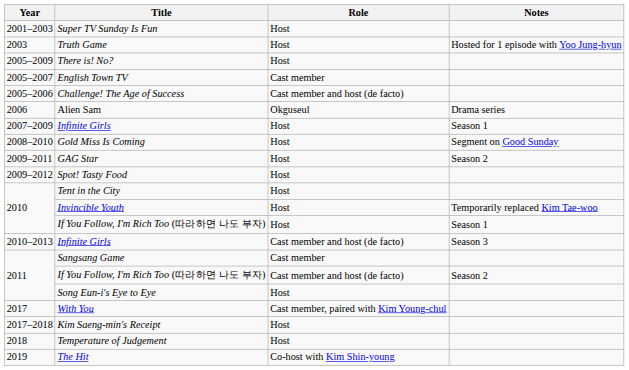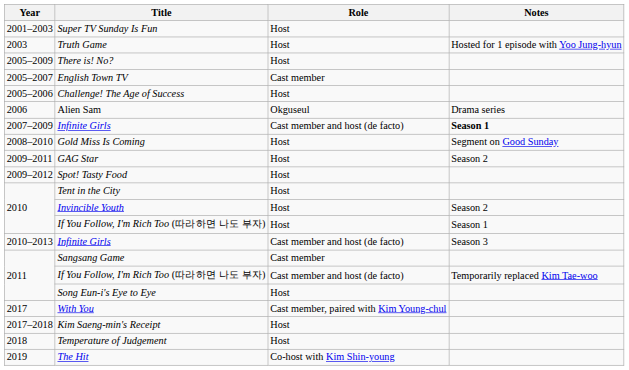(337, 93) Cast member and host (de facto) -> (280, 93) Host
(280, 126) Host -> (337, 126) Cast member and host (de facto)
(470, 126) normal -> (470, 126) bold
(524, 207) Temporarily replaced Kim Tae-woo -> (470, 207) Season 2
(470, 275) Season 2 -> (524, 275) Temporarily replaced Kim Tae-woo
